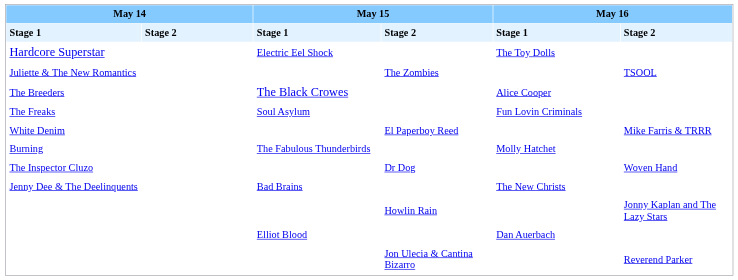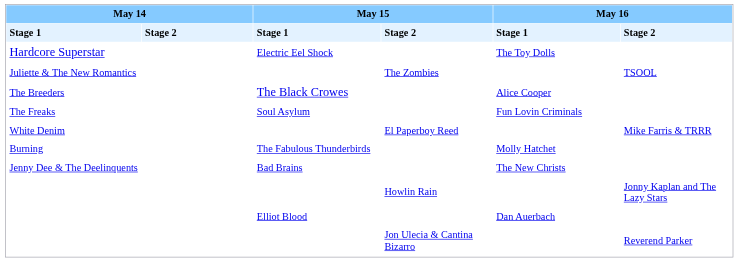- row: (51, 168)
